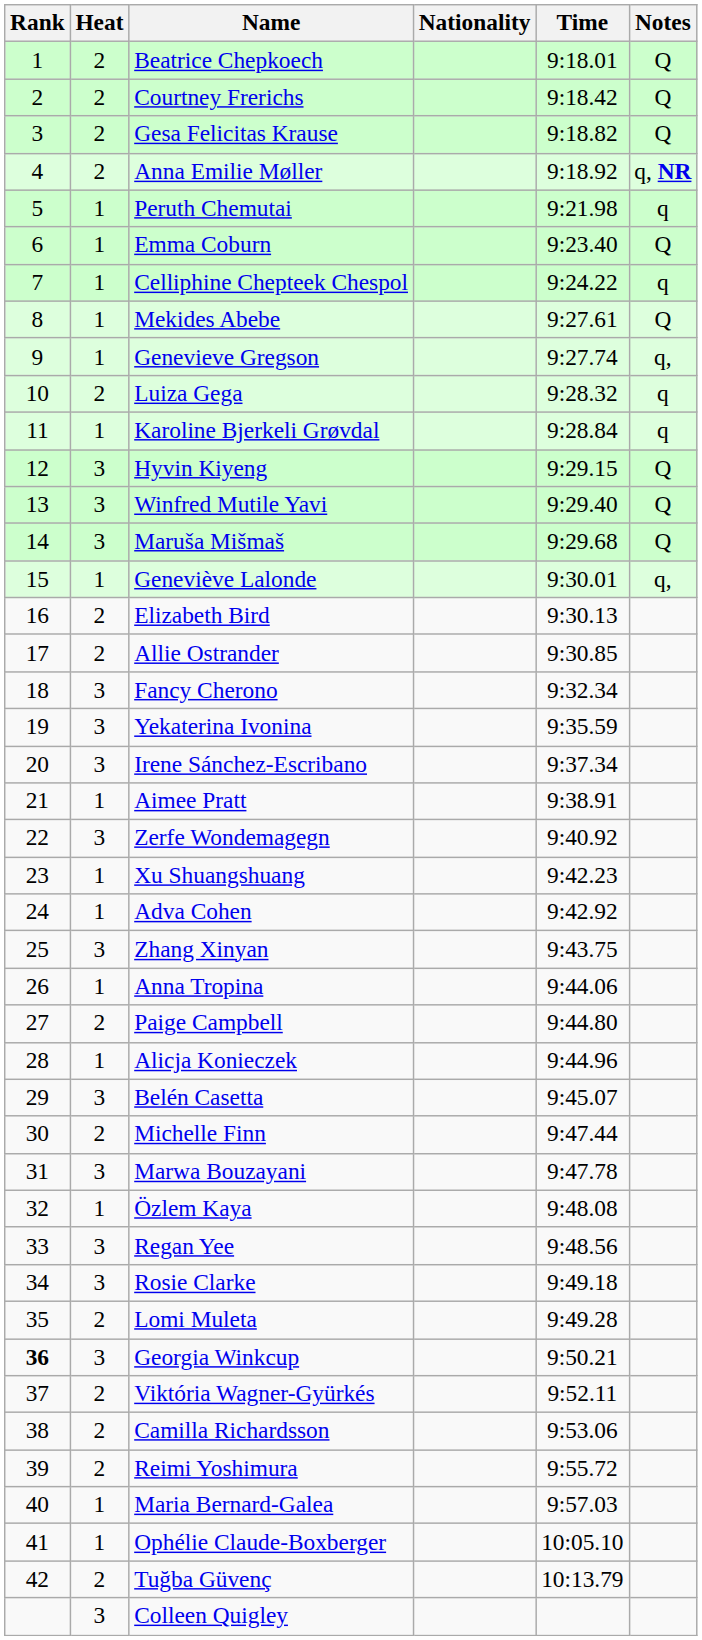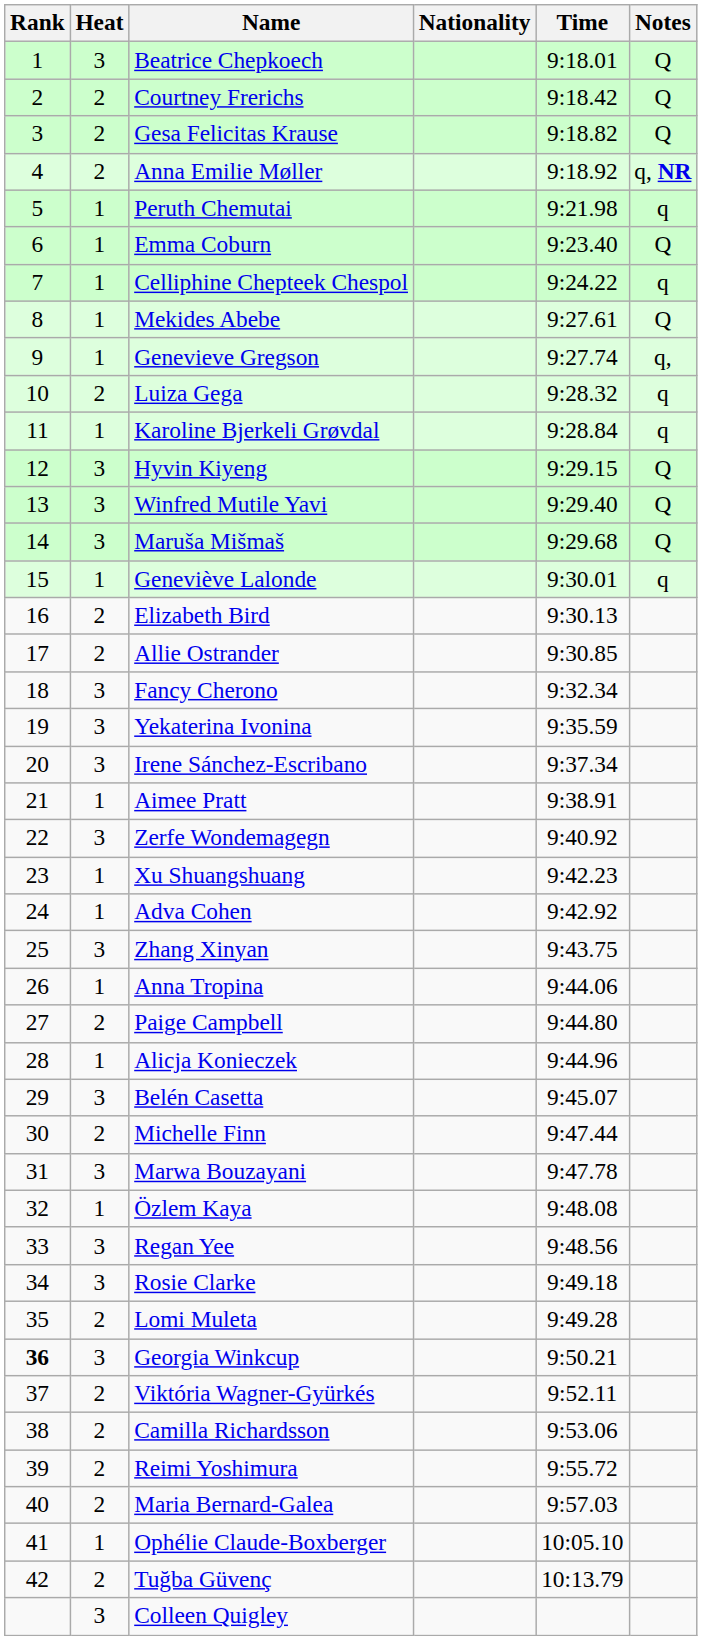(99, 60) 2 -> (99, 60) 3
(663, 578) q, -> (663, 578) q
(99, 1504) 1 -> (99, 1504) 2
